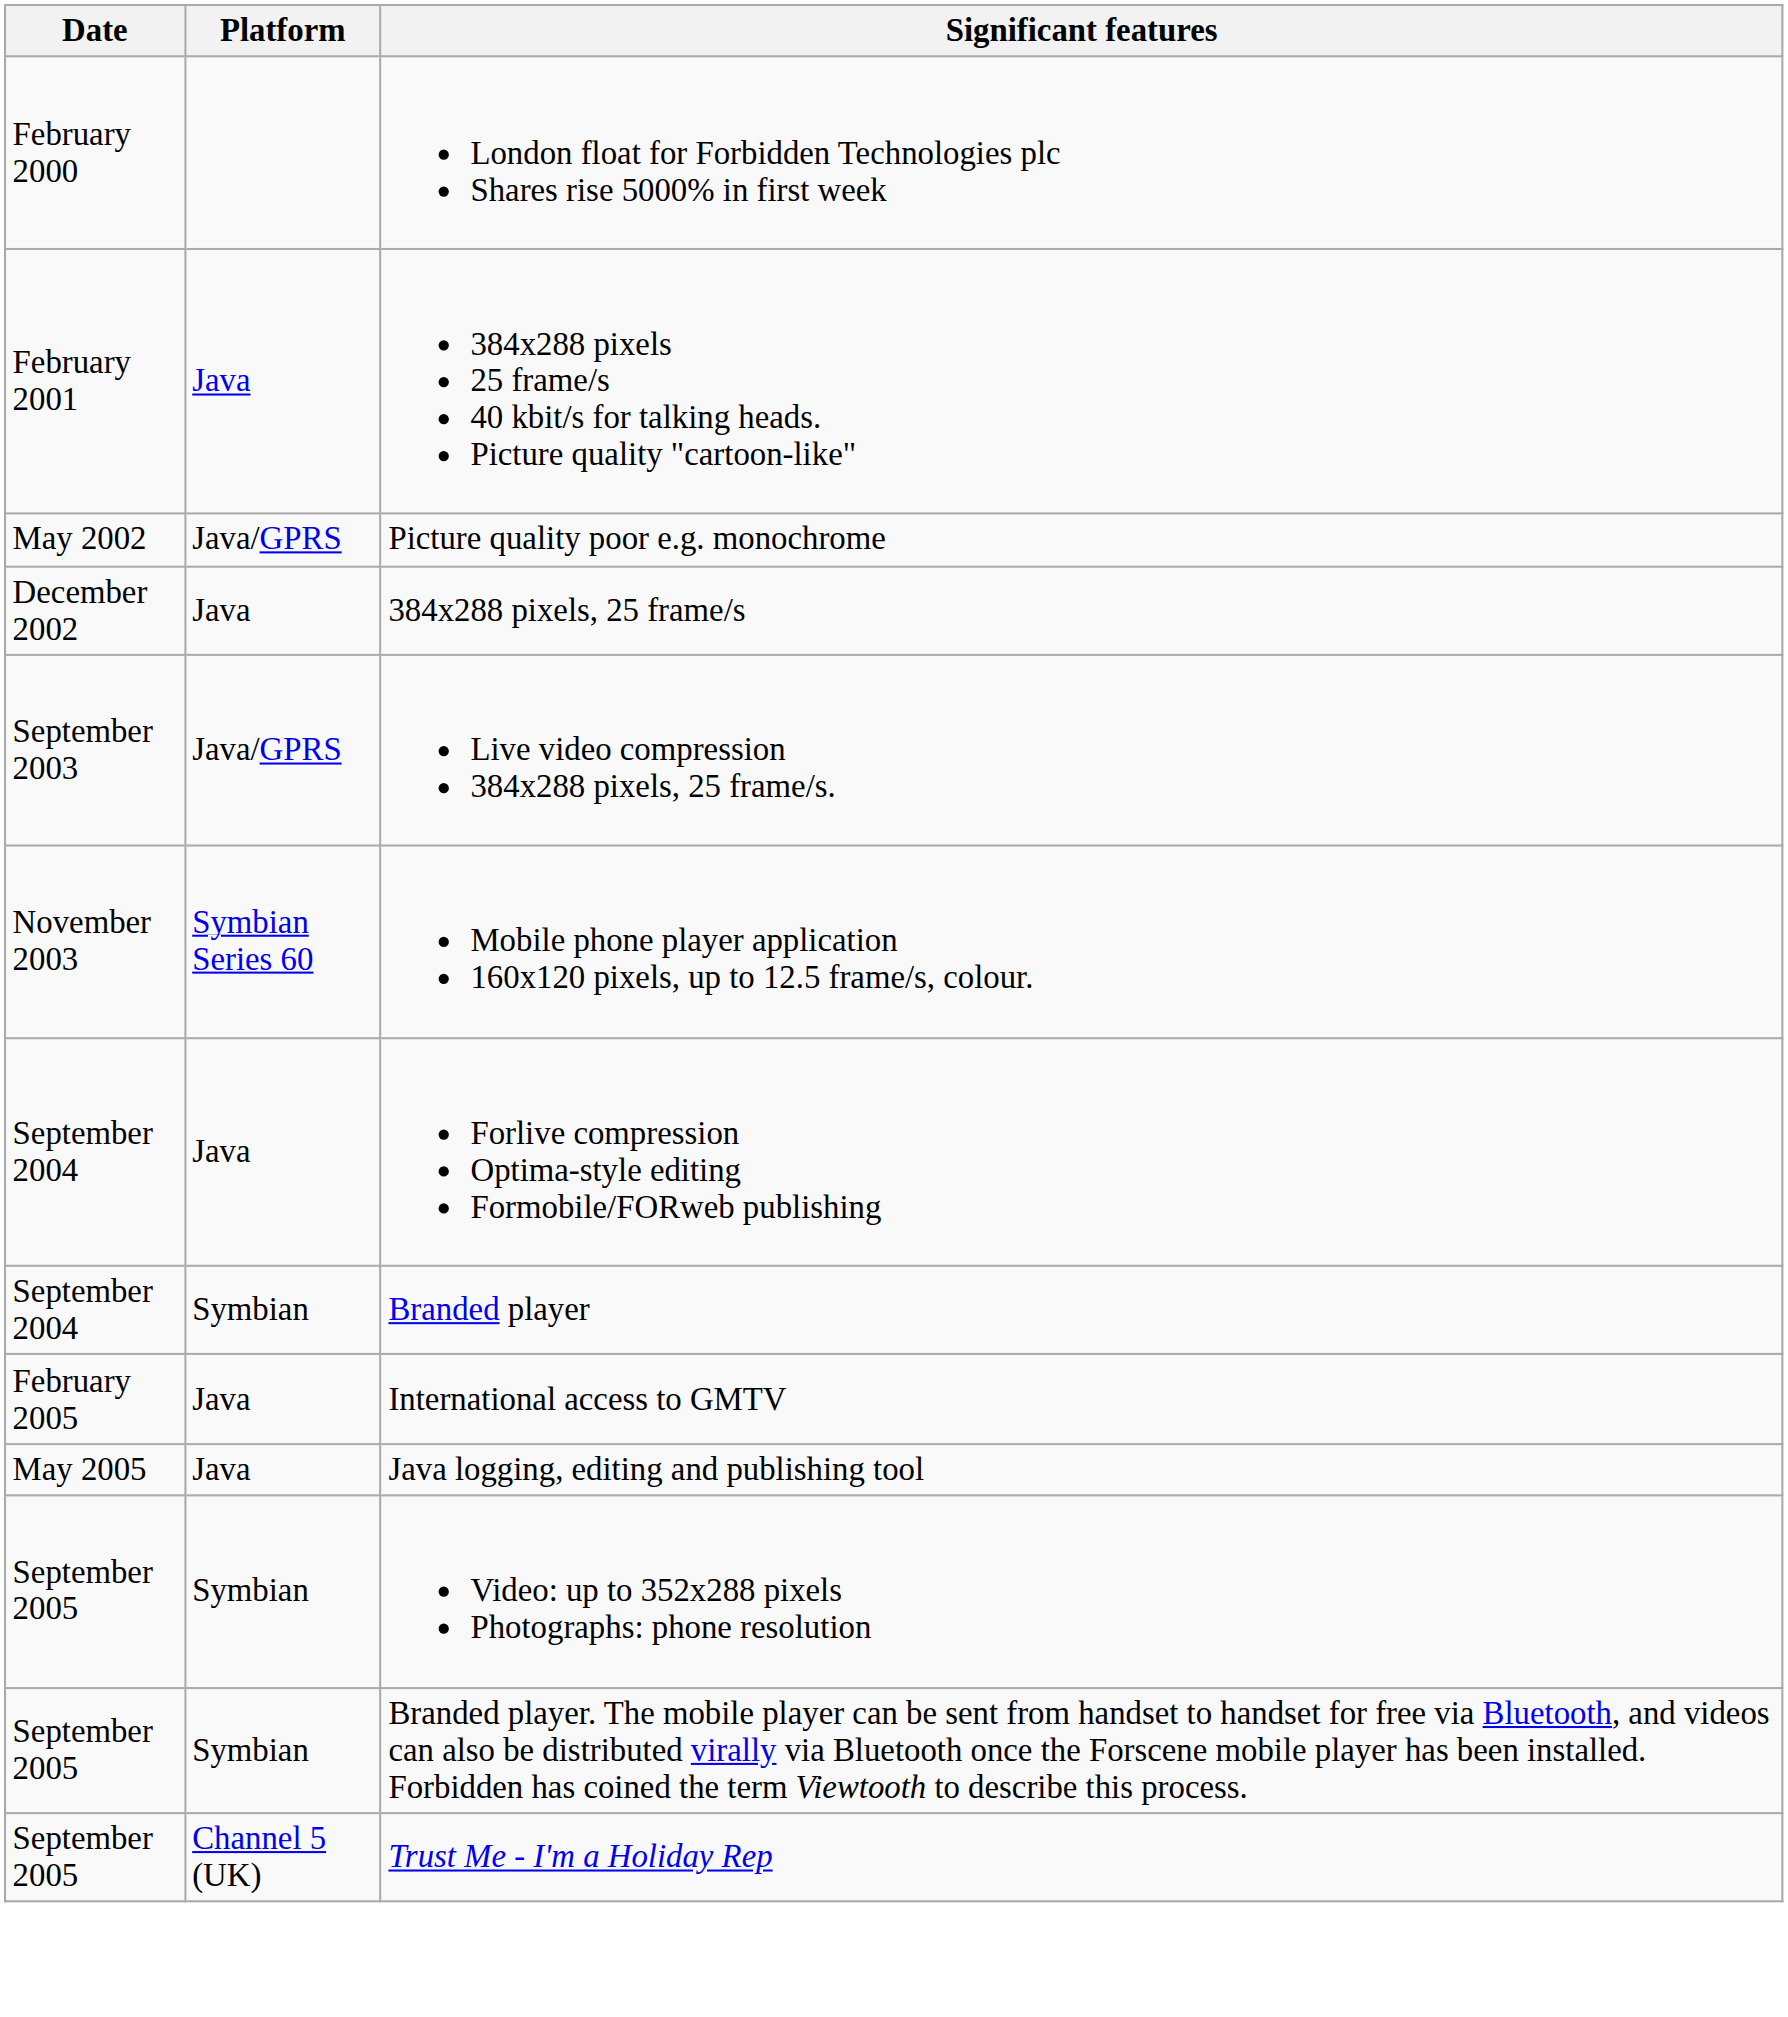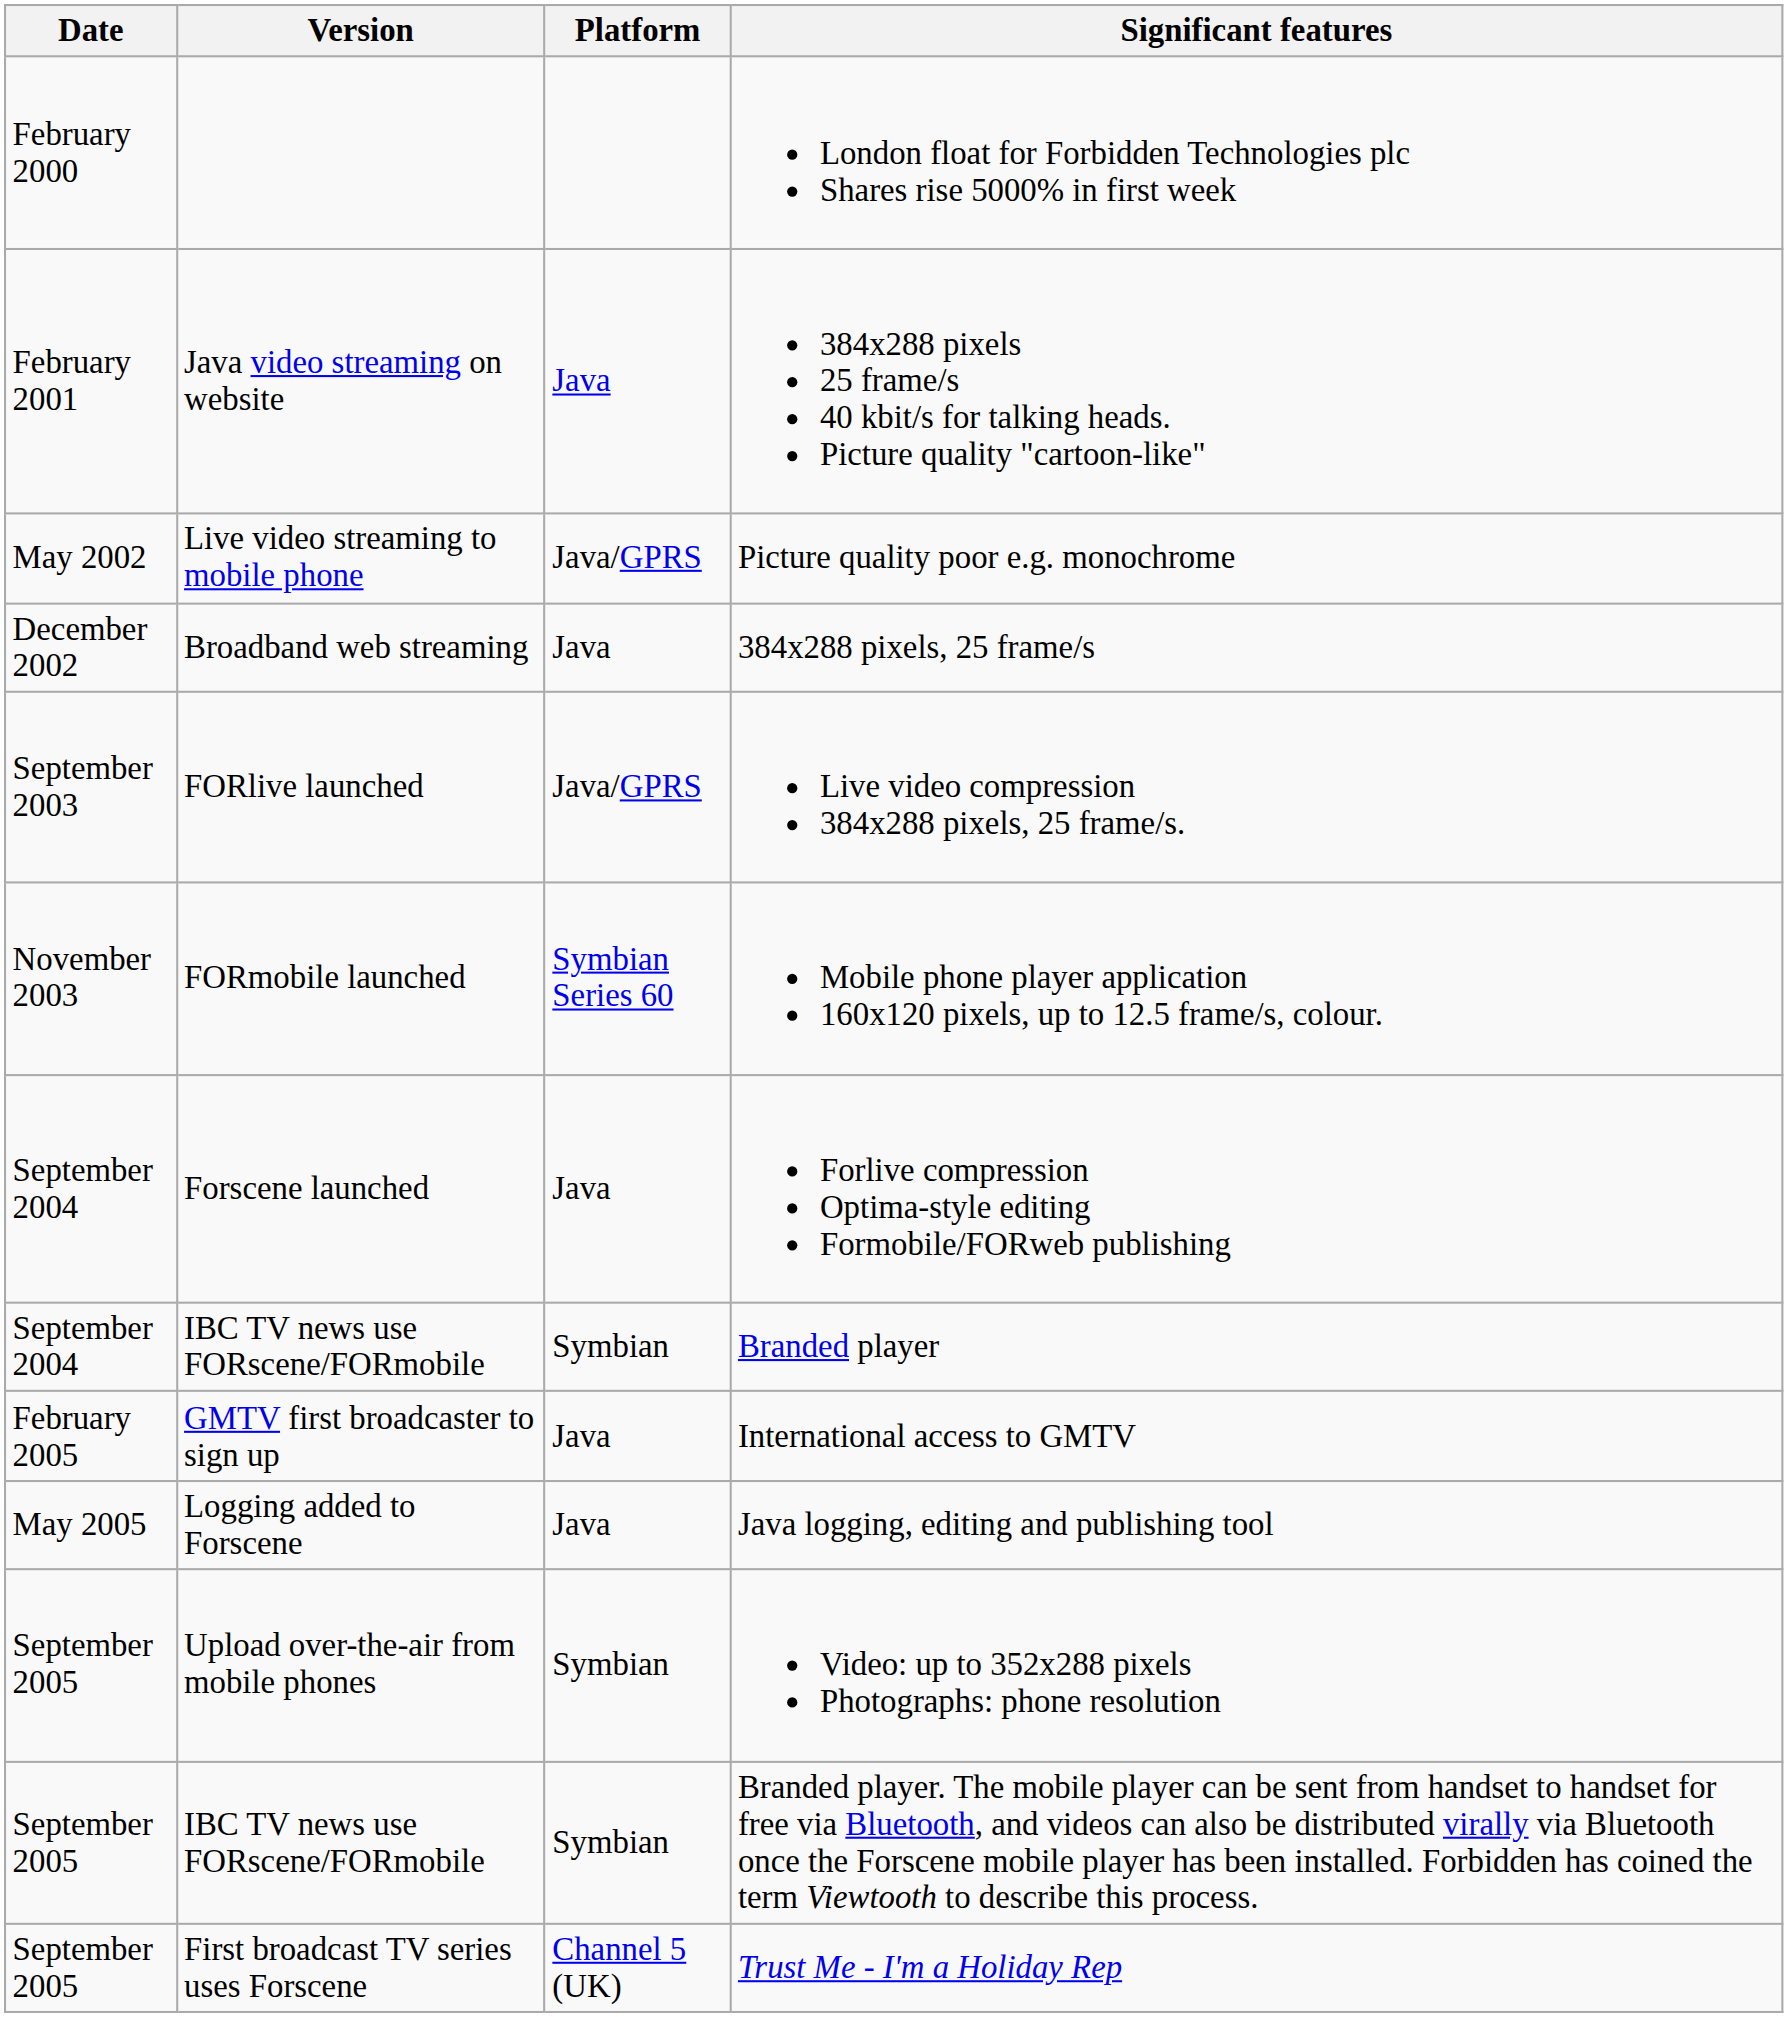+ column: (361, 30)
